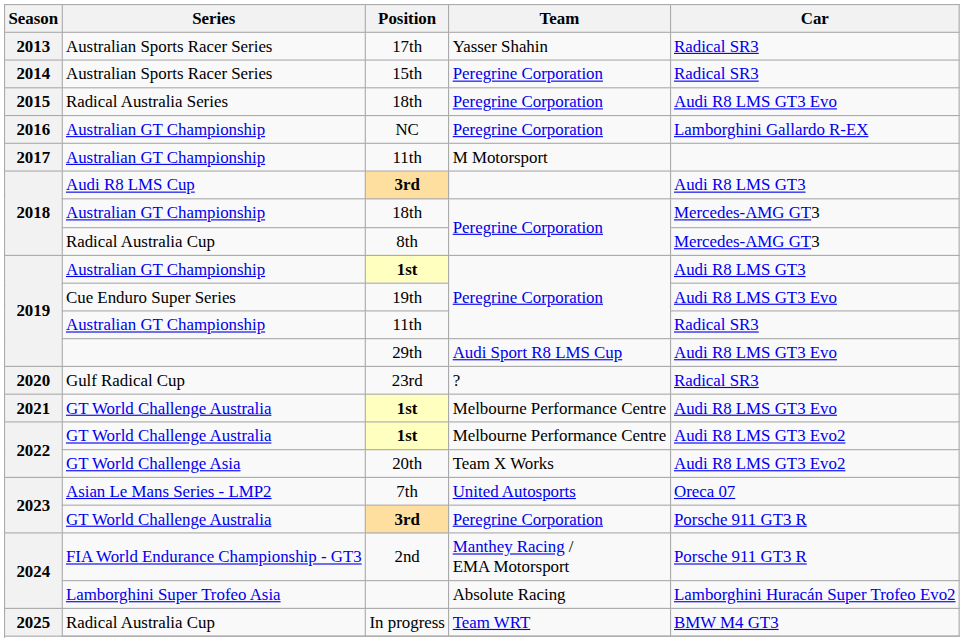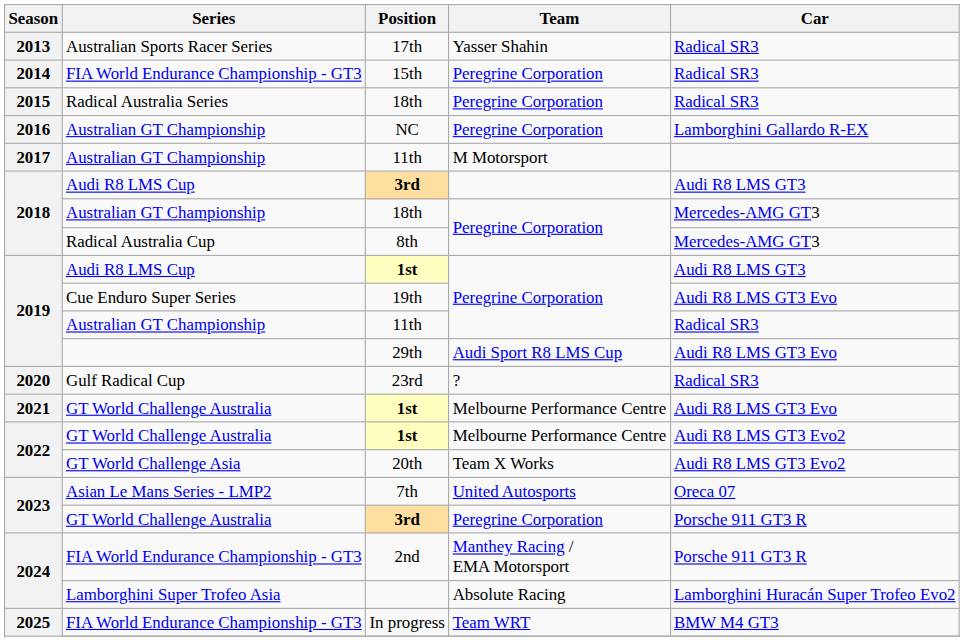(169, 74) Australian Sports Racer Series -> (214, 74) FIA World Endurance Championship - GT3
(755, 102) Audi R8 LMS GT3 Evo -> (716, 102) Radical SR3
(166, 268) Australian GT Championship -> (130, 268) Audi R8 LMS Cup
(140, 622) Radical Australia Cup -> (214, 622) FIA World Endurance Championship - GT3
